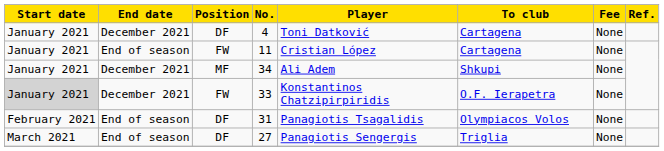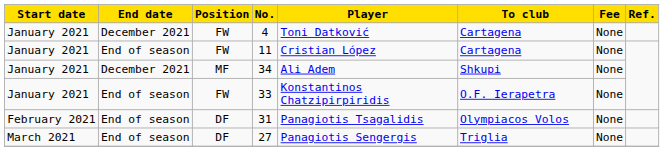(222, 32) DF -> (222, 32) FW
(48, 94) lightgrey background -> (48, 94) no background
(145, 94) December 2021 -> (145, 94) End of season
